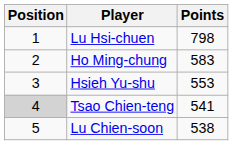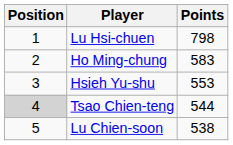(202, 106) 541 -> (202, 106) 544
